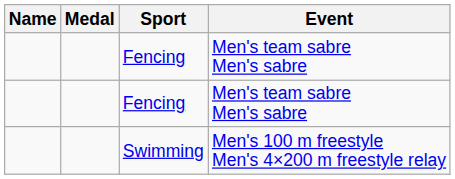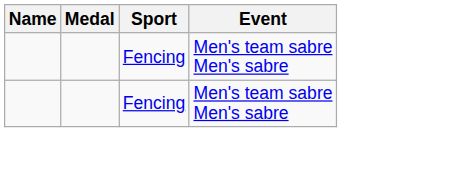- row: (163, 151)
